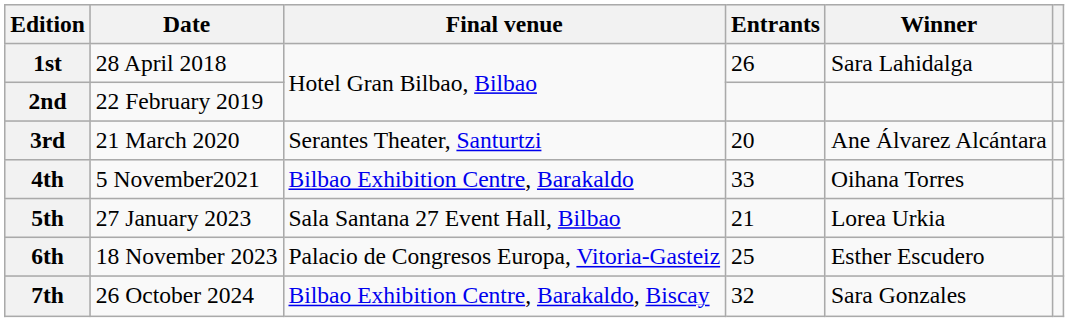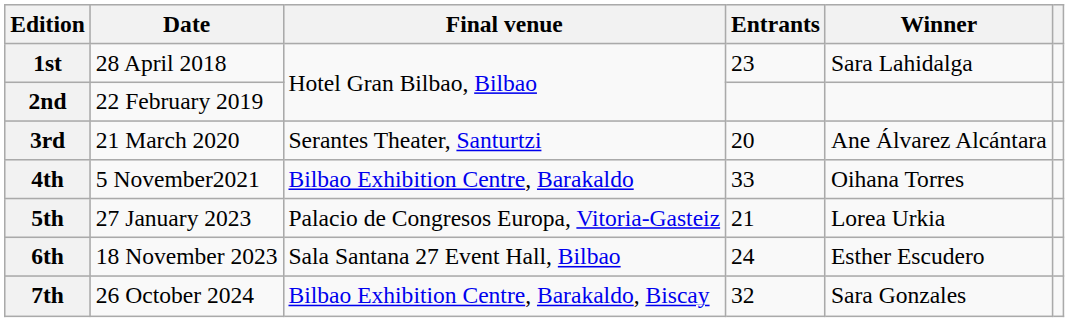(743, 62) 26 -> (743, 62) 23
(455, 218) Sala Santana 27 Event Hall, Bilbao -> (504, 218) Palacio de Congresos Europa, Vitoria-Gasteiz
(504, 257) Palacio de Congresos Europa, Vitoria-Gasteiz -> (455, 257) Sala Santana 27 Event Hall, Bilbao
(743, 257) 25 -> (743, 257) 24
